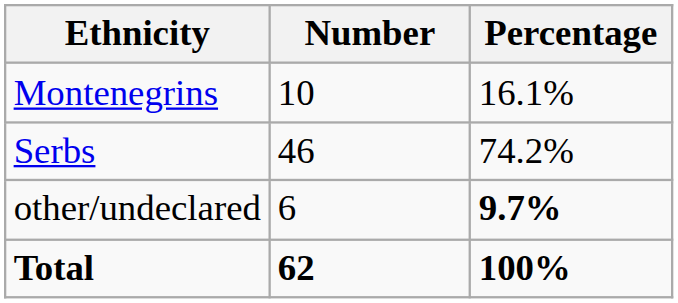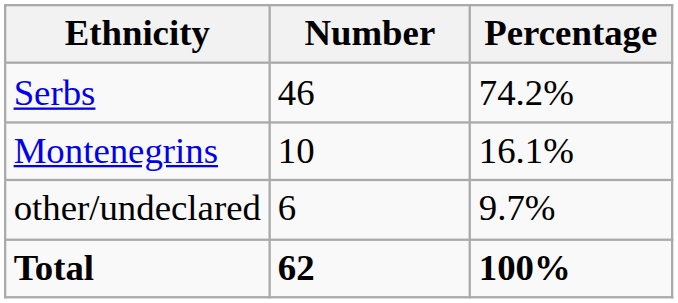rows swapped: (55, 150) <-> (116, 92)
(520, 208) bold -> (517, 208) normal
